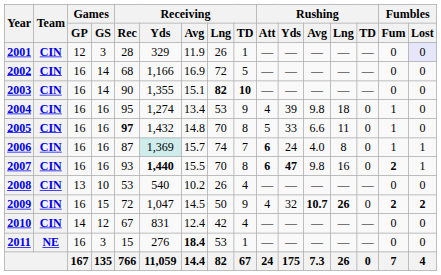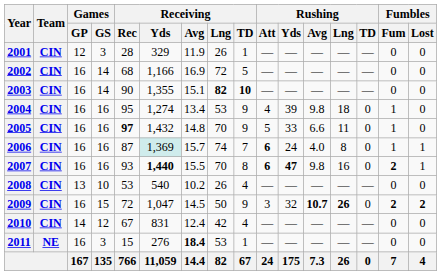(422, 52) lavender background -> (422, 52) no background
(245, 128) 8 -> (245, 128) 9
(267, 204) 4 -> (267, 204) 3
